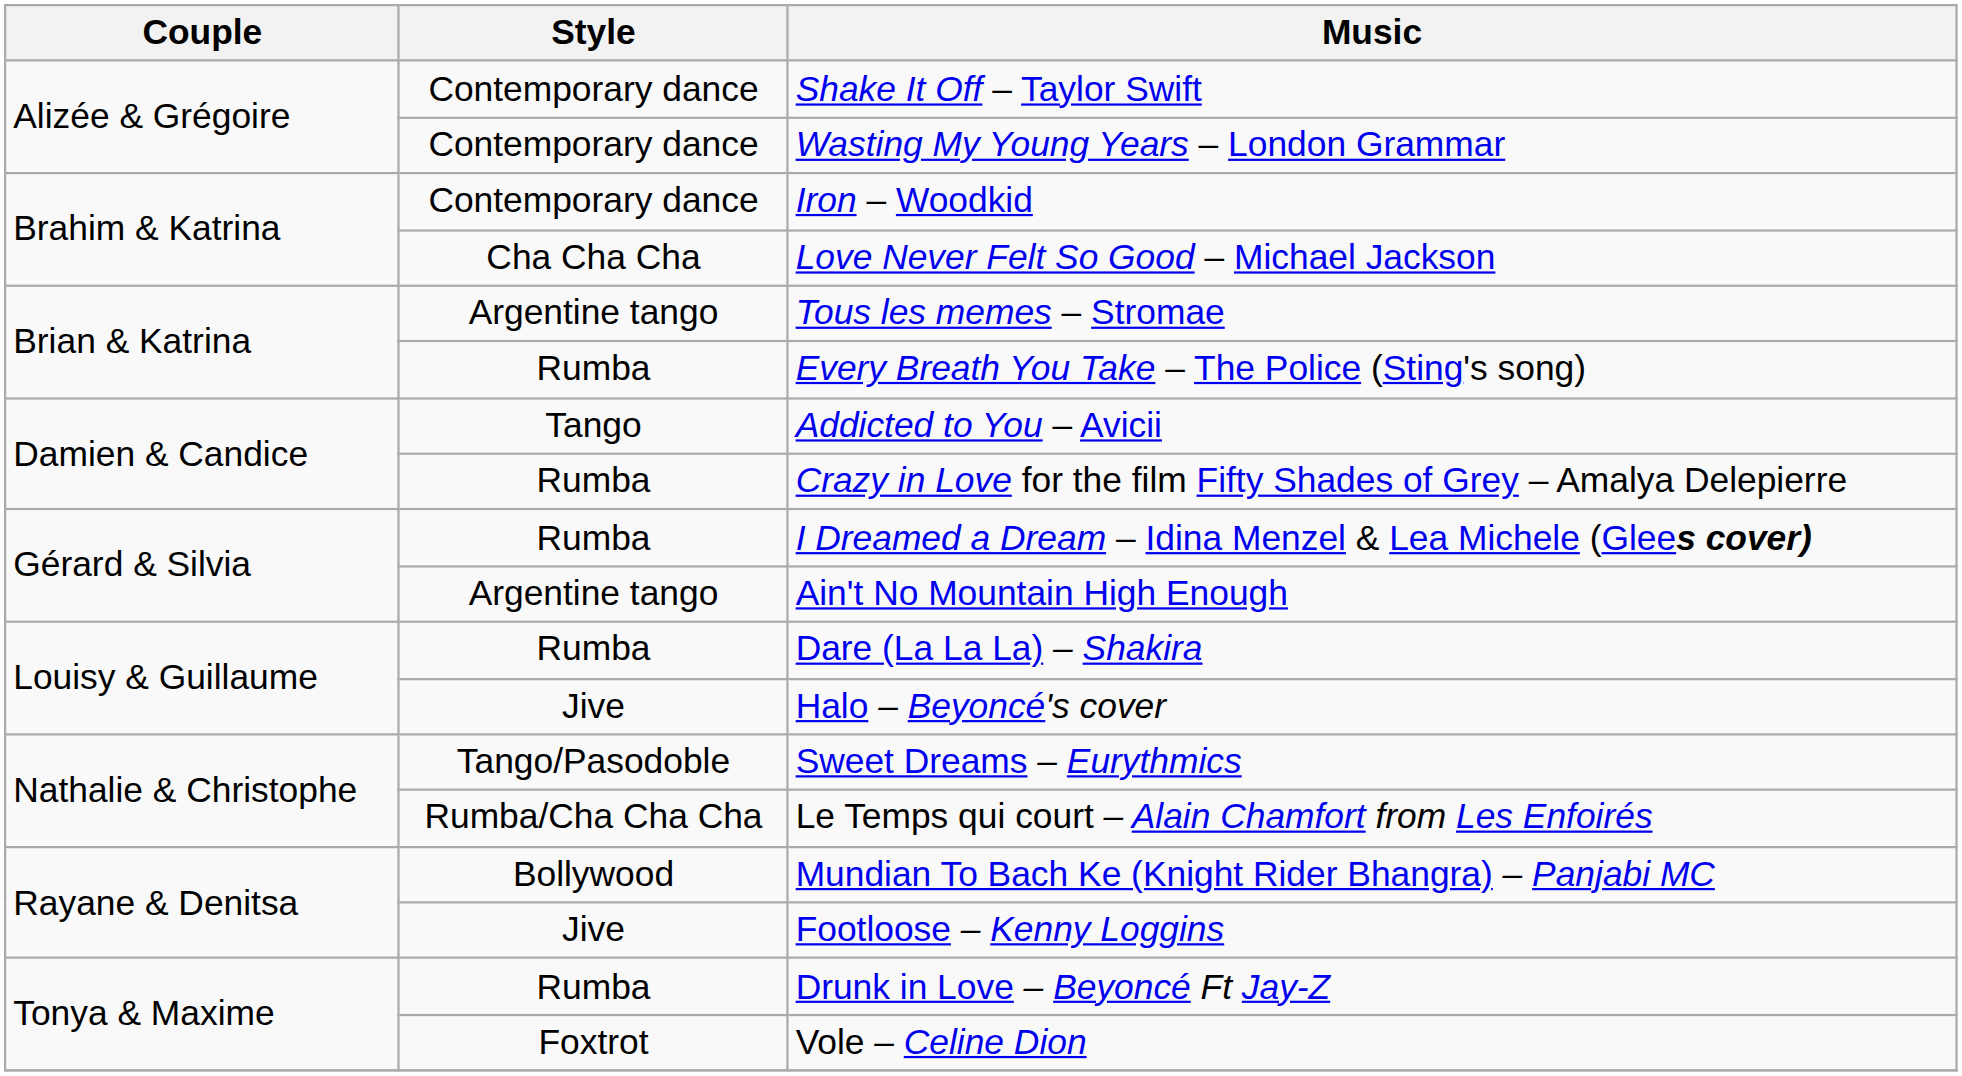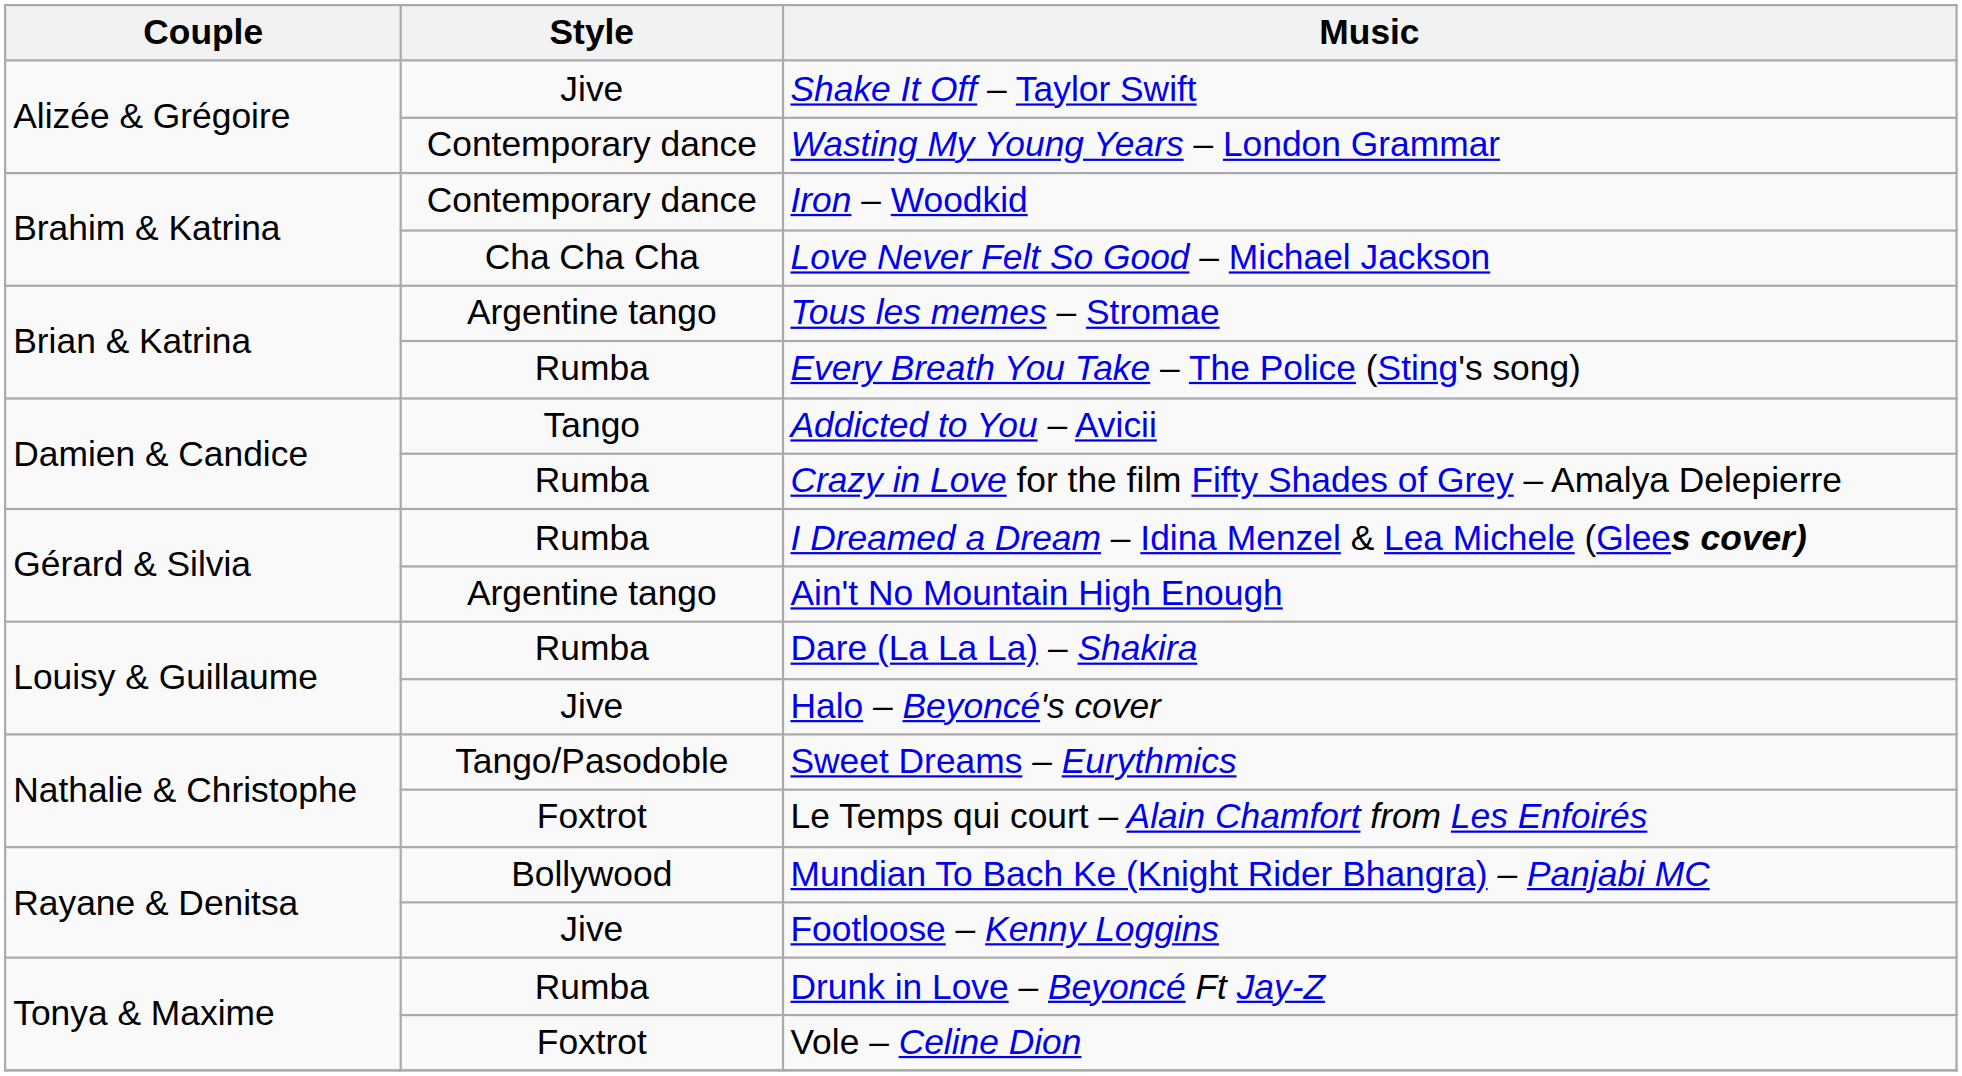(594, 88) Contemporary dance -> (592, 88) Jive
(593, 817) Rumba/Cha Cha Cha -> (592, 817) Foxtrot
